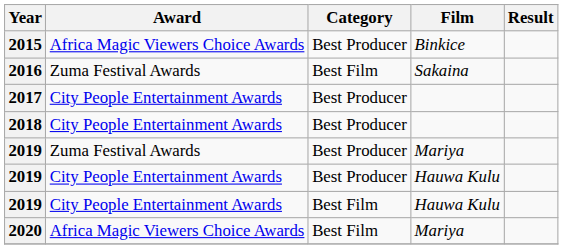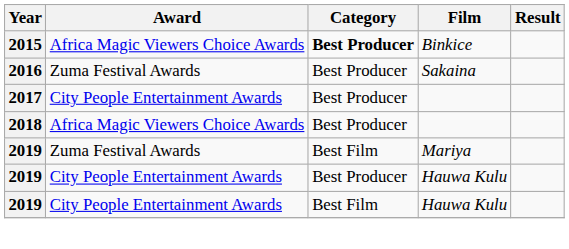(359, 44) normal -> (363, 44) bold
(345, 71) Best Film -> (359, 71) Best Producer
(166, 124) City People Entertainment Awards -> (177, 124) Africa Magic Viewers Choice Awards
(359, 151) Best Producer -> (345, 151) Best Film
- row: (25, 230)
